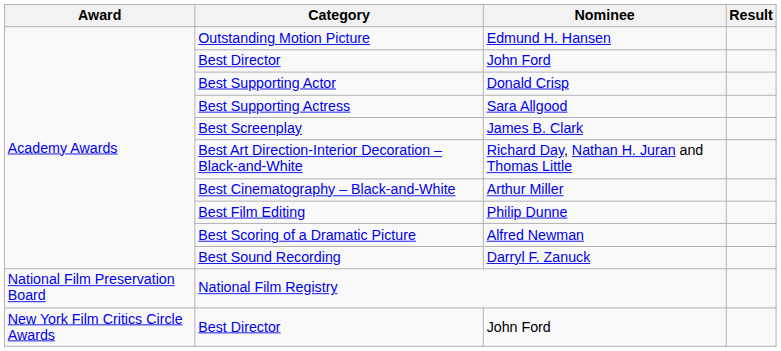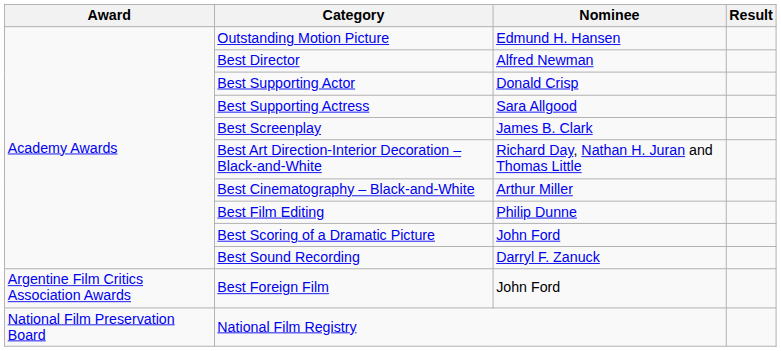(519, 60) John Ford -> (545, 60) Alfred Newman
(535, 235) Alfred Newman -> (528, 235) John Ford
+ row: (75, 288)
- row: (95, 326)
